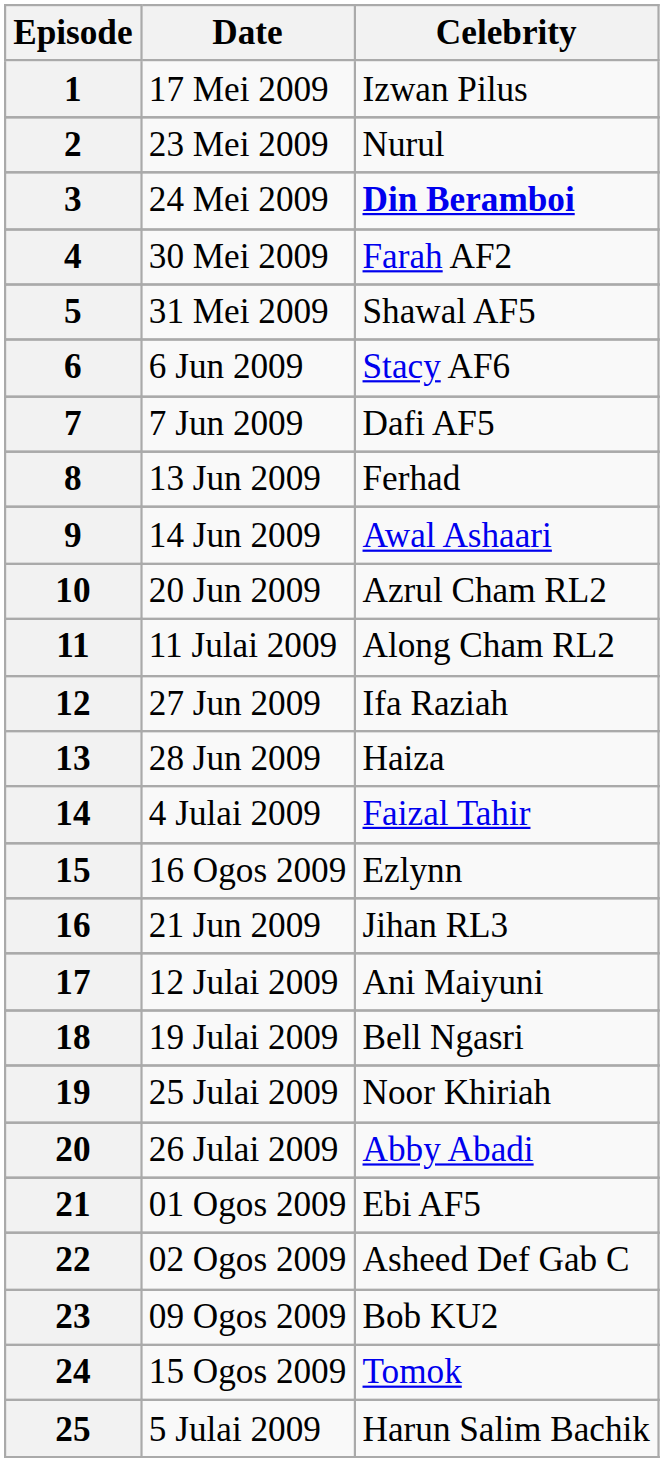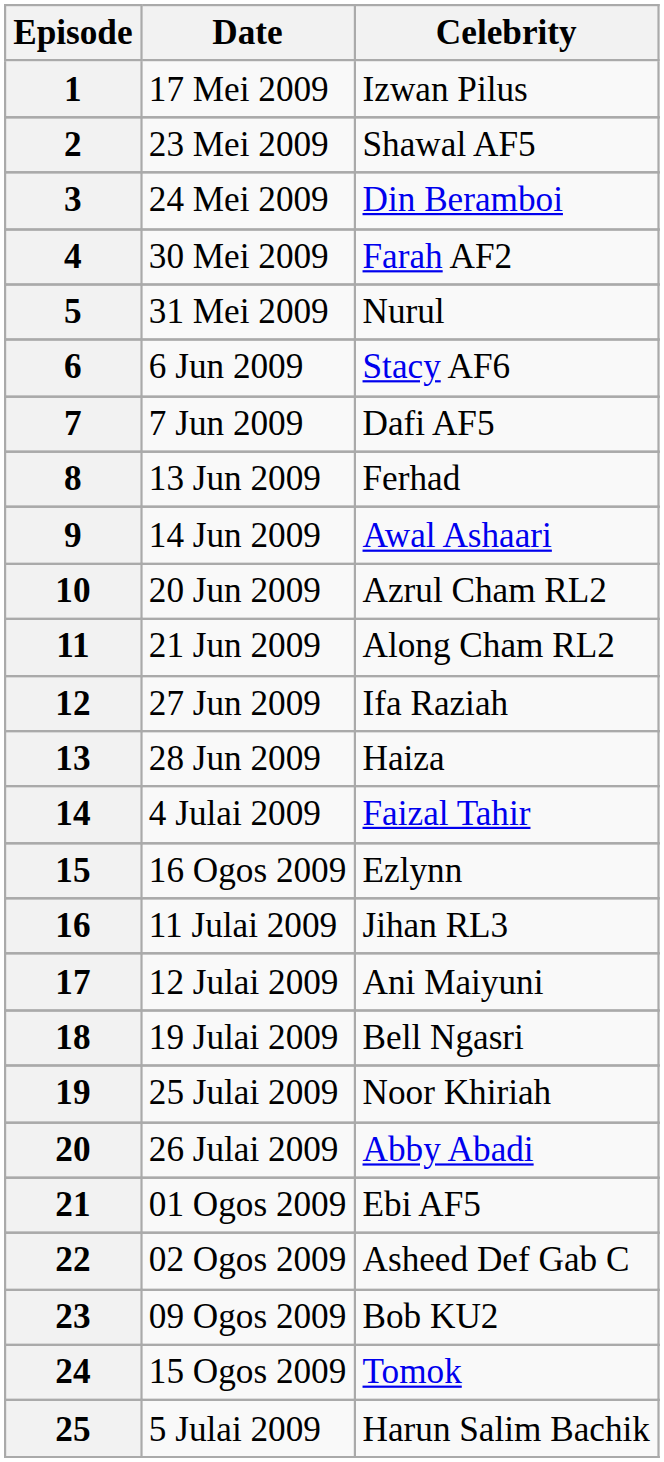(404, 144) Nurul -> (449, 144) Shawal AF5
(469, 199) bold -> (463, 199) normal
(449, 311) Shawal AF5 -> (404, 311) Nurul
(243, 646) 11 Julai 2009 -> (235, 646) 21 Jun 2009
(235, 925) 21 Jun 2009 -> (243, 925) 11 Julai 2009
